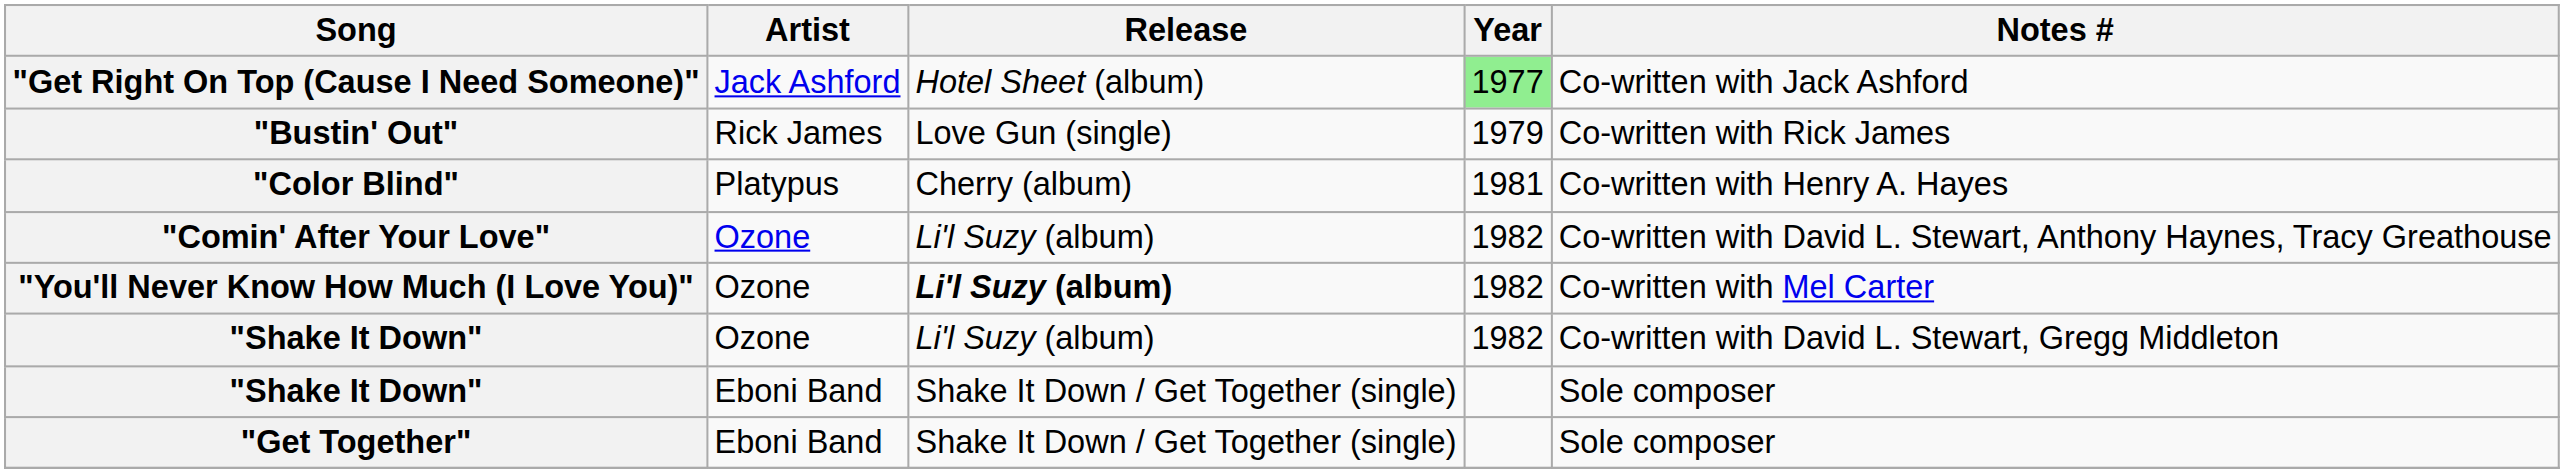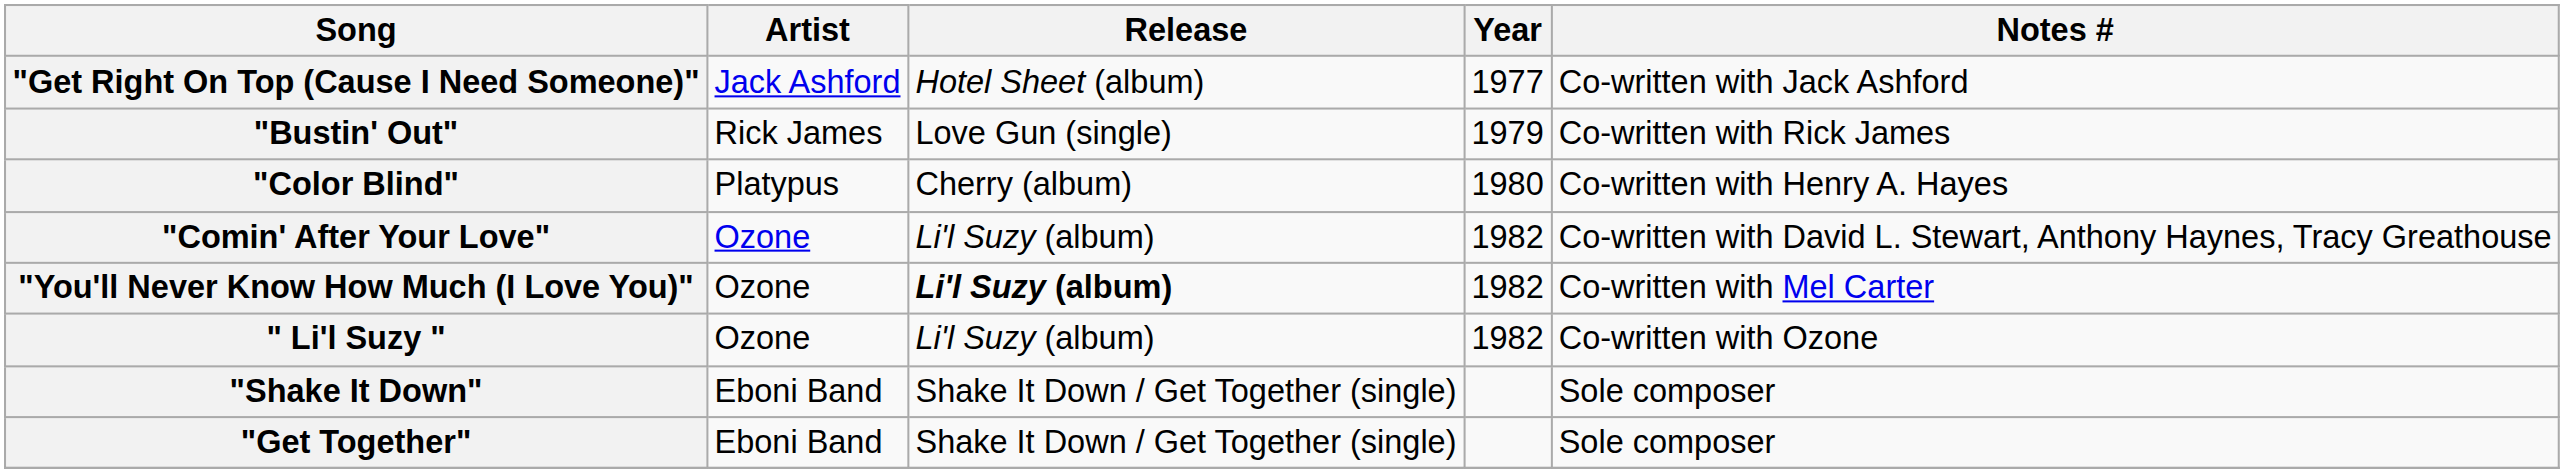(1508, 81) lightgreen background -> (1508, 81) no background
(1508, 184) 1981 -> (1508, 184) 1980
+ row: (356, 339)
- row: (356, 339)
